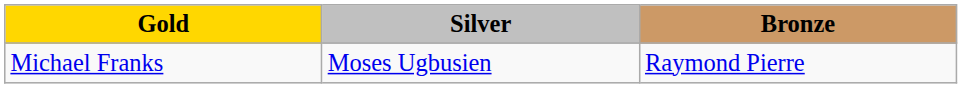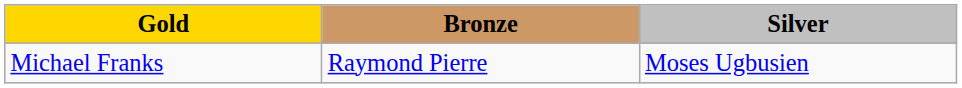columns swapped: (481, 23) <-> (798, 23)
